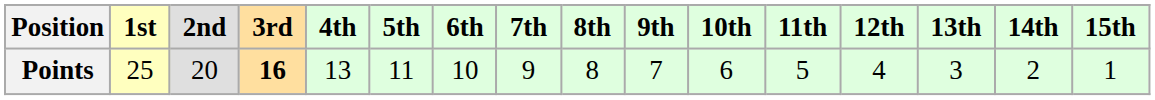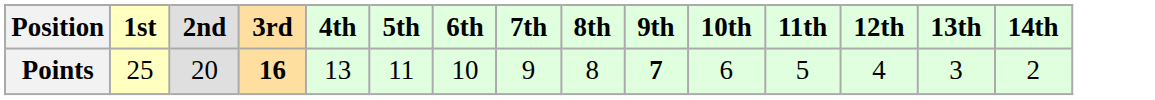- column: (1110, 26)
(656, 70) normal -> (656, 70) bold
